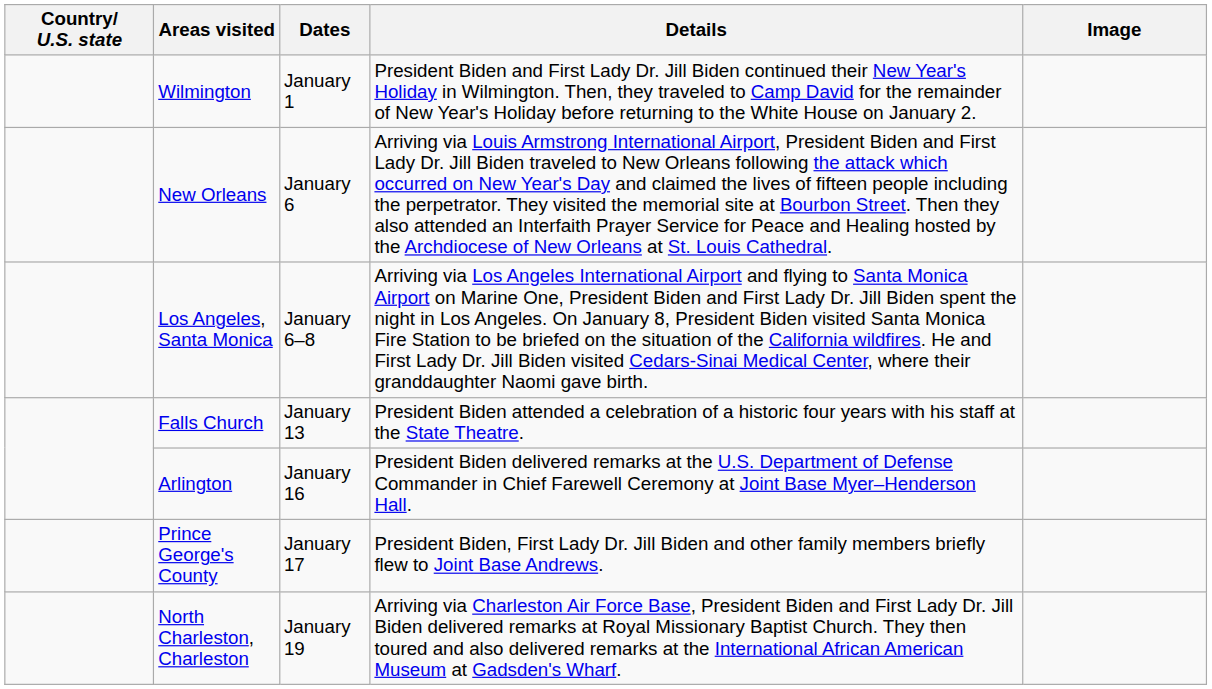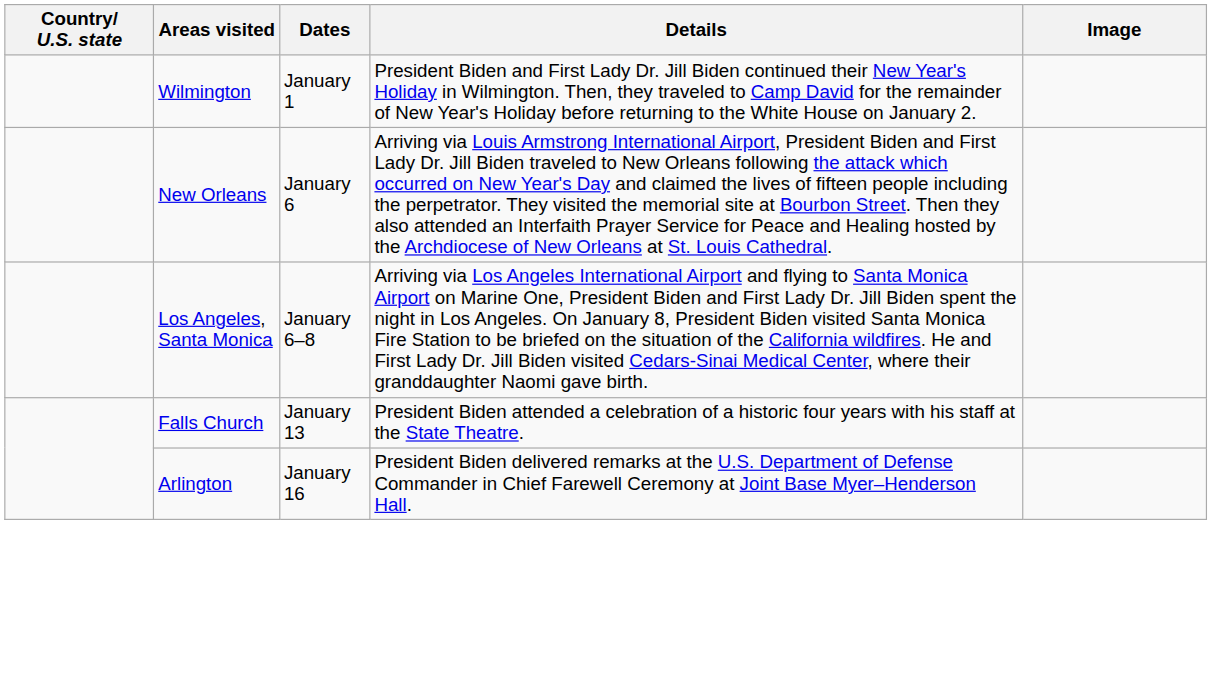- row: (196, 555)
- row: (206, 637)
